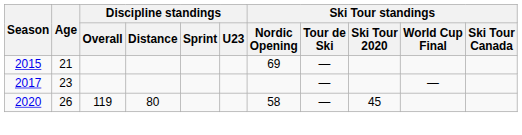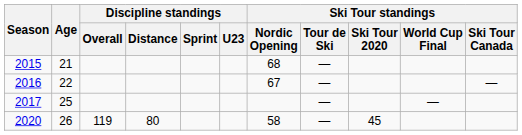(274, 64) 69 -> (274, 64) 68
+ row: (28, 83)
(66, 83) 23 -> (66, 102) 25
